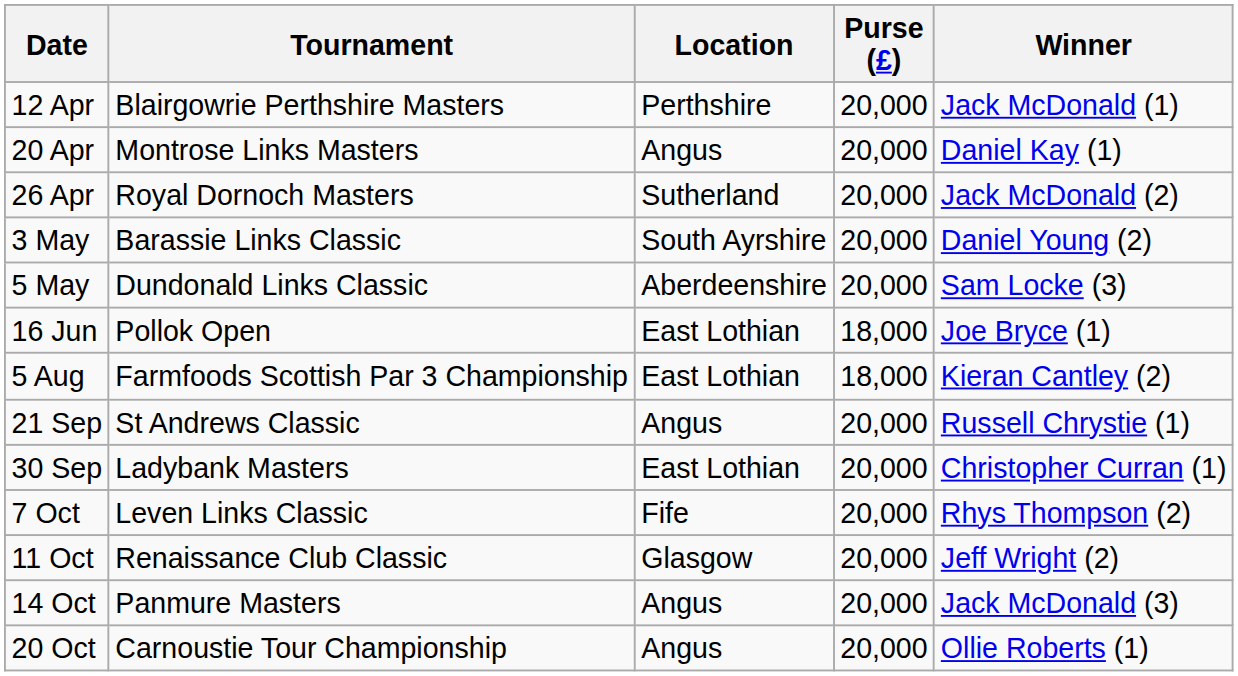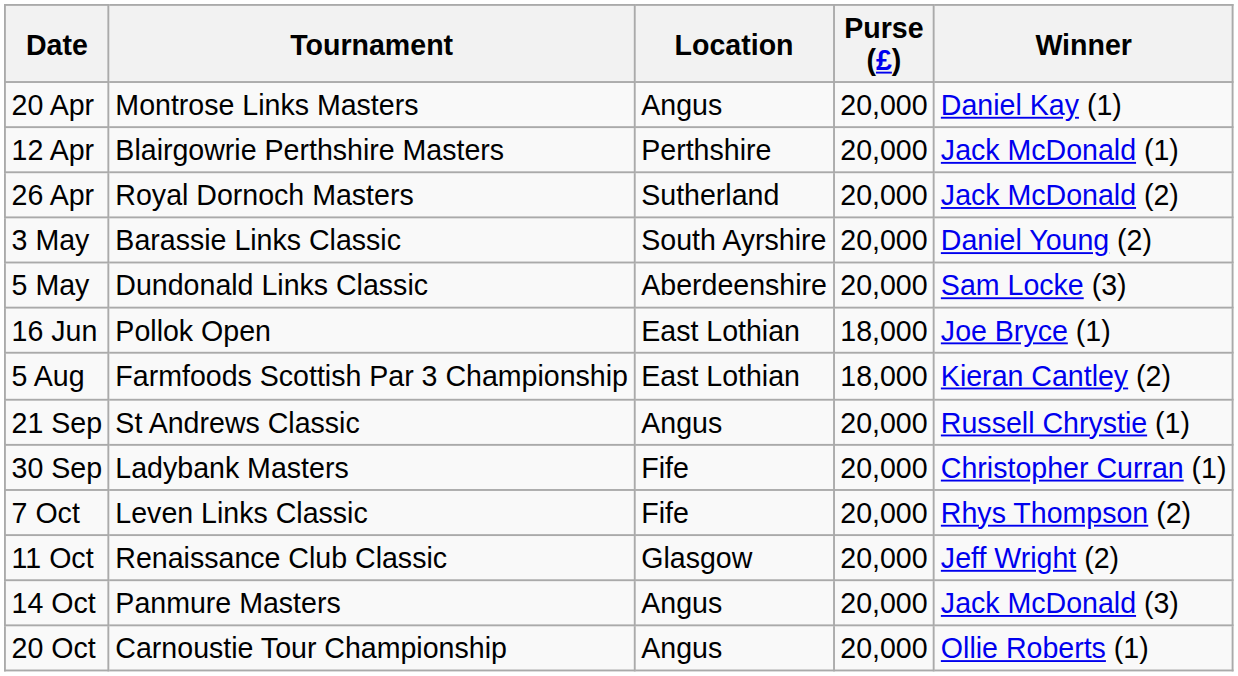rows swapped: (53, 105) <-> (53, 150)
(721, 467) East Lothian -> (665, 467) Fife
